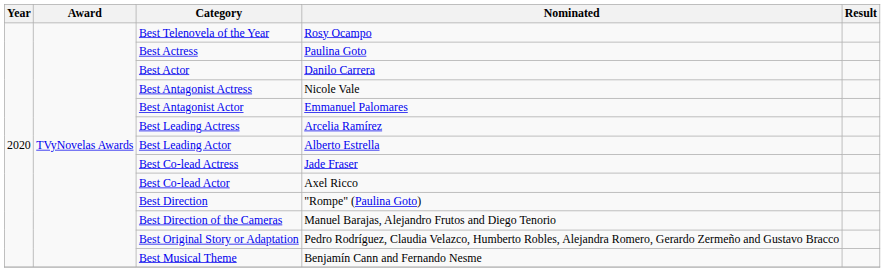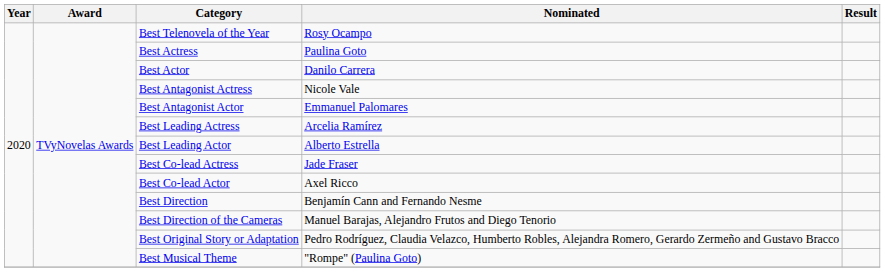(363, 201) "Rompe" (Paulina Goto) -> (393, 201) Benjamín Cann and Fernando Nesme
(393, 257) Benjamín Cann and Fernando Nesme -> (363, 257) "Rompe" (Paulina Goto)
